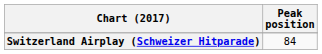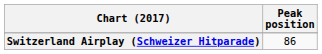(290, 41) 84 -> (290, 41) 86
